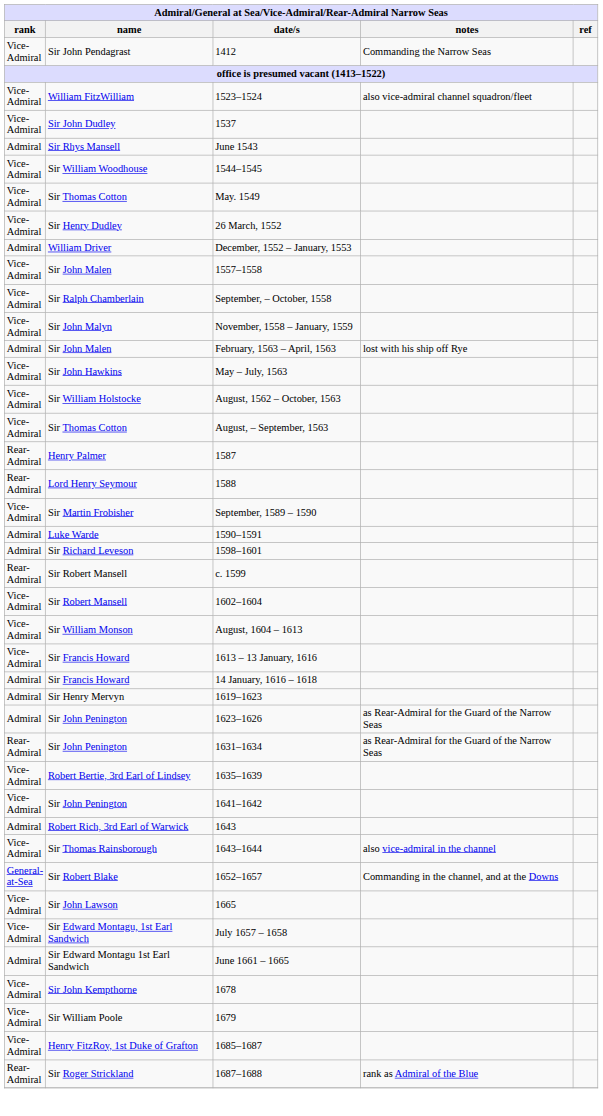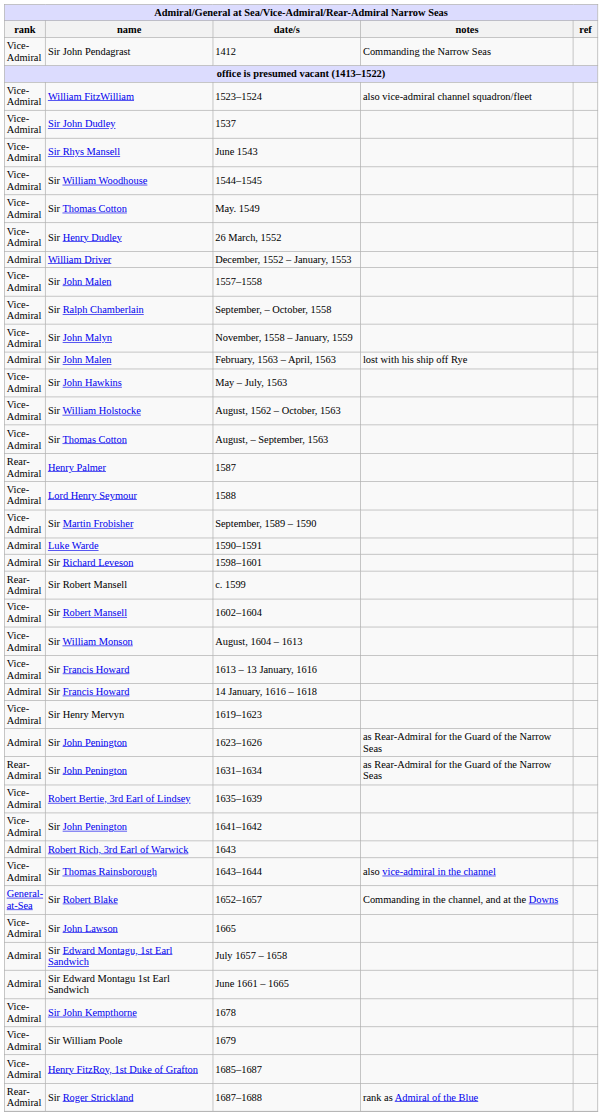(24, 146) Admiral -> (24, 152) Vice-Admiral
(24, 484) Rear-Admiral -> (24, 495) Vice-Admiral
(24, 696) Admiral -> (24, 714) Vice-Admiral
(24, 933) Vice-Admiral -> (24, 956) Admiral
